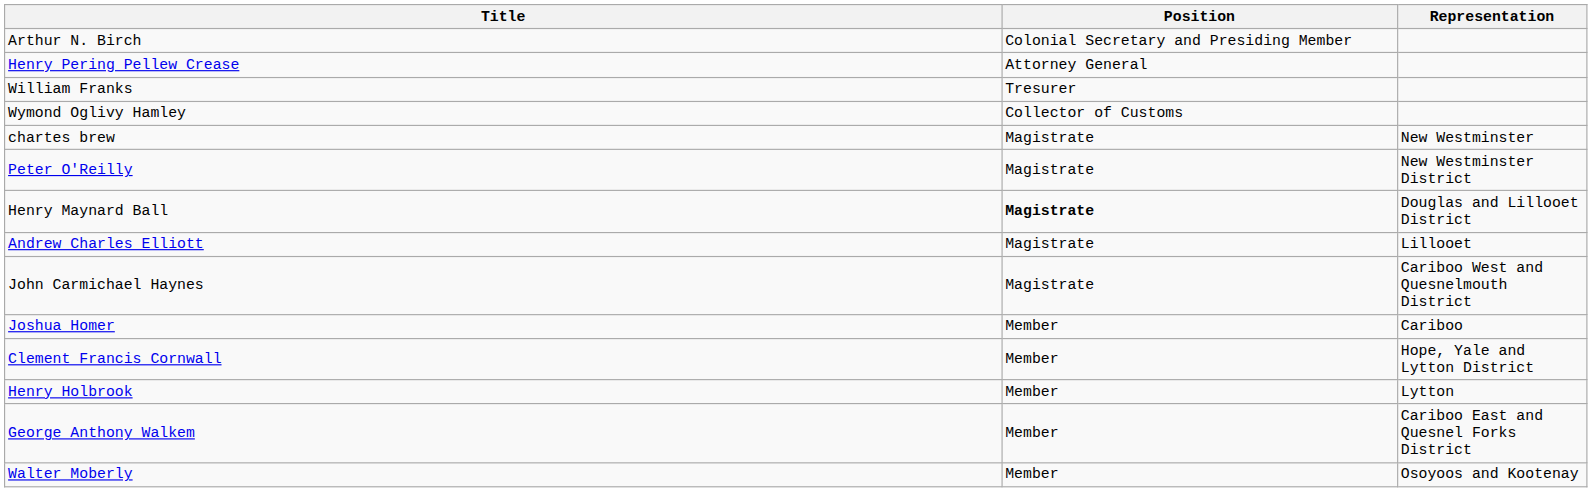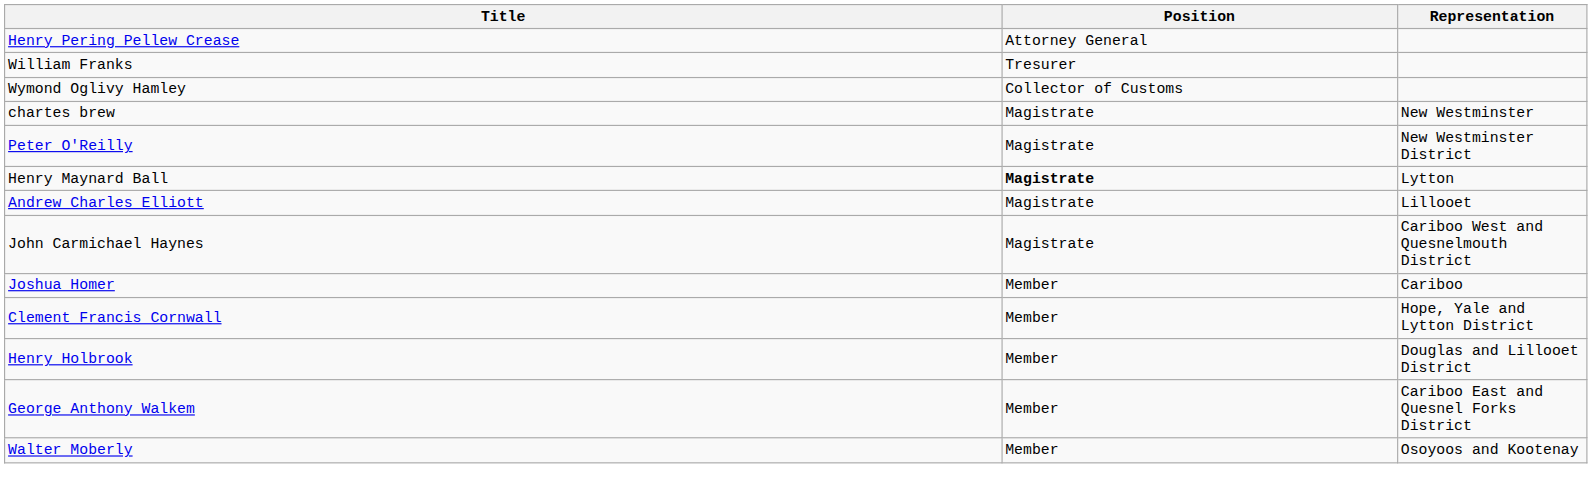- row: (75, 41)
(1490, 211) Douglas and Lillooet District -> (1427, 179) Lytton
(1427, 392) Lytton -> (1490, 359) Douglas and Lillooet District
